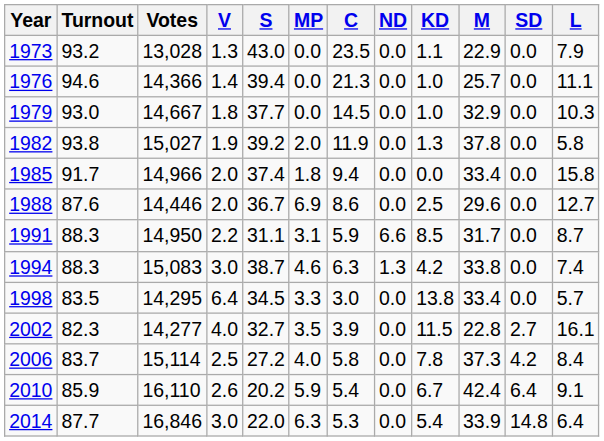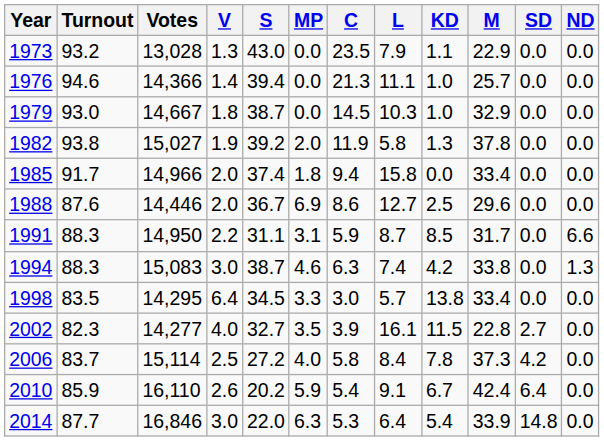columns swapped: (576, 20) <-> (393, 20)
(266, 113) 37.7 -> (266, 113) 38.7
